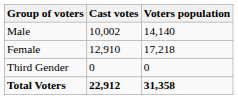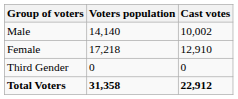columns swapped: (187, 13) <-> (114, 13)
